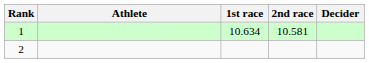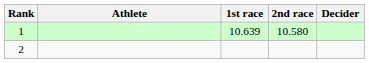(245, 31) 10.634 -> (245, 31) 10.639
(292, 31) 10.581 -> (292, 31) 10.580
